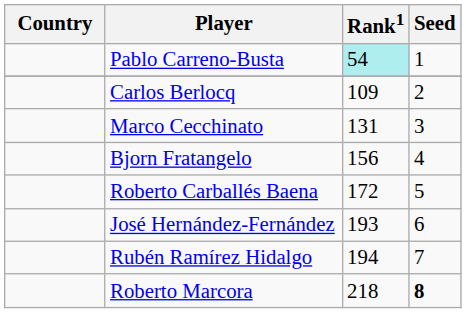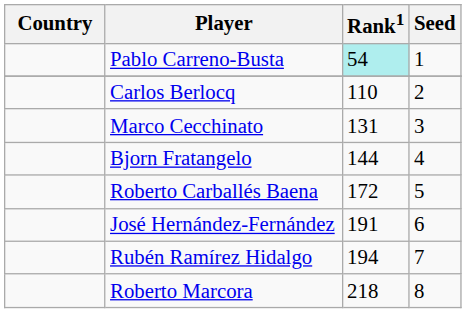(363, 92) 109 -> (362, 92) 110
(363, 158) 156 -> (363, 158) 144
(363, 224) 193 -> (363, 224) 191
(419, 290) bold -> (419, 290) normal
